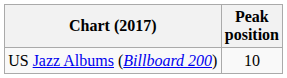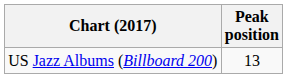(252, 60) 10 -> (252, 60) 13
